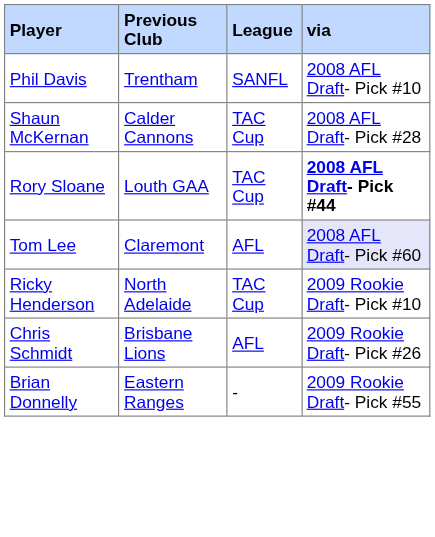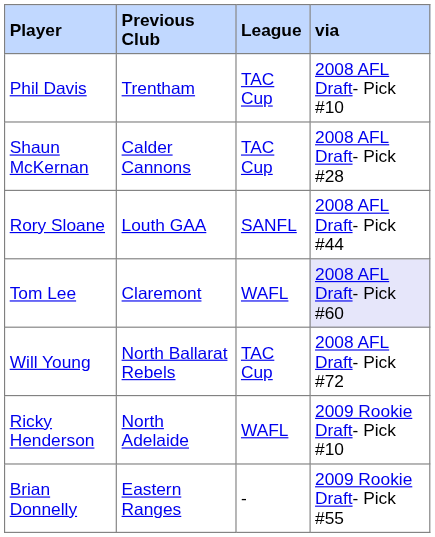(260, 78) SANFL -> (258, 88) TAC Cup
(249, 186) TAC Cup -> (269, 225) SANFL
(350, 186) bold -> (355, 225) normal
(248, 245) AFL -> (265, 293) WAFL
+ row: (50, 361)
(249, 294) TAC Cup -> (265, 430) WAFL
- row: (41, 343)
